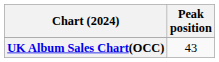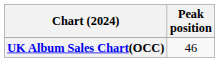(191, 47) 43 -> (191, 47) 46
